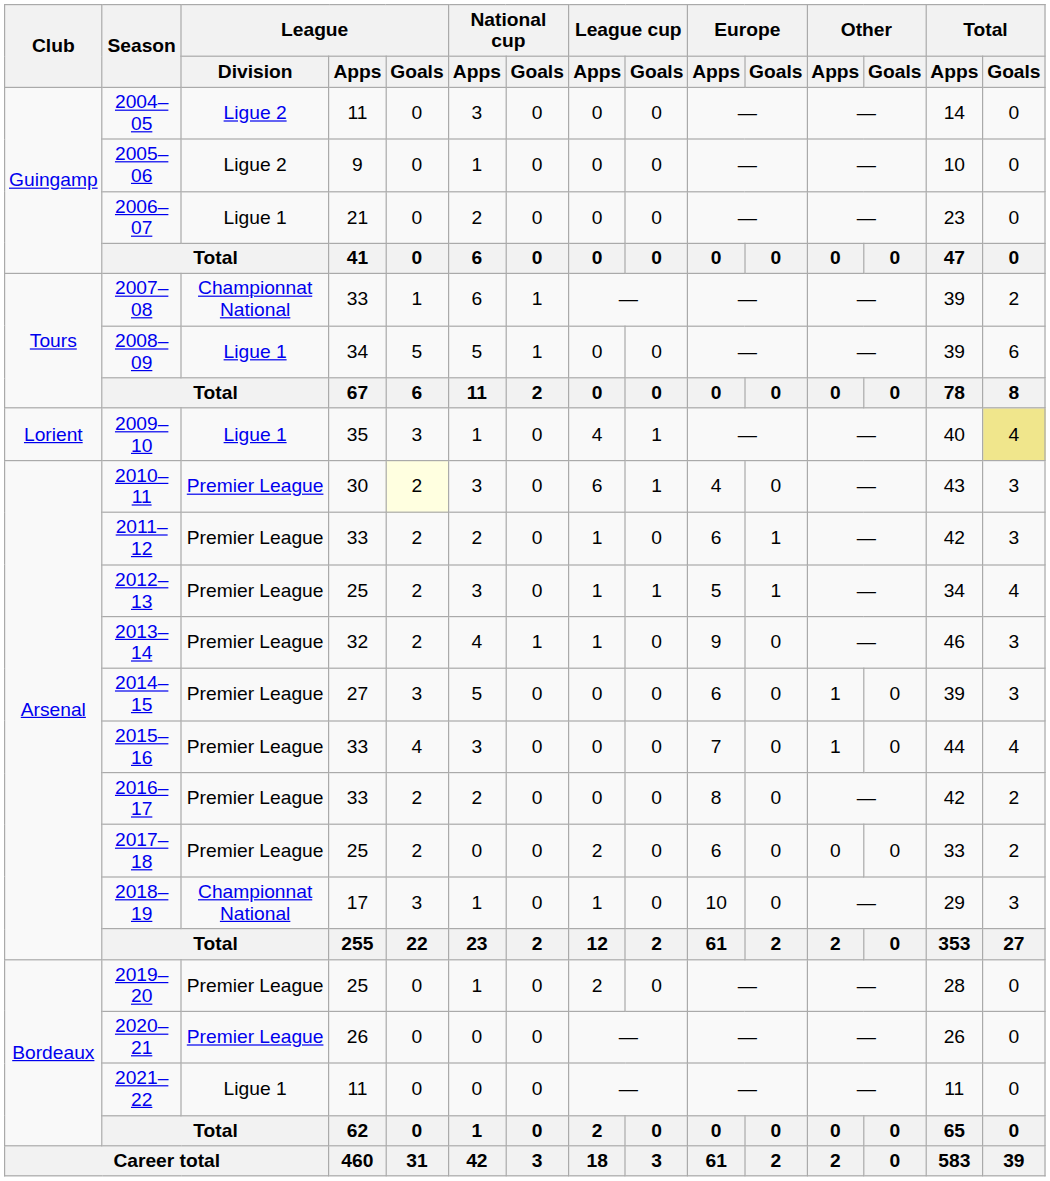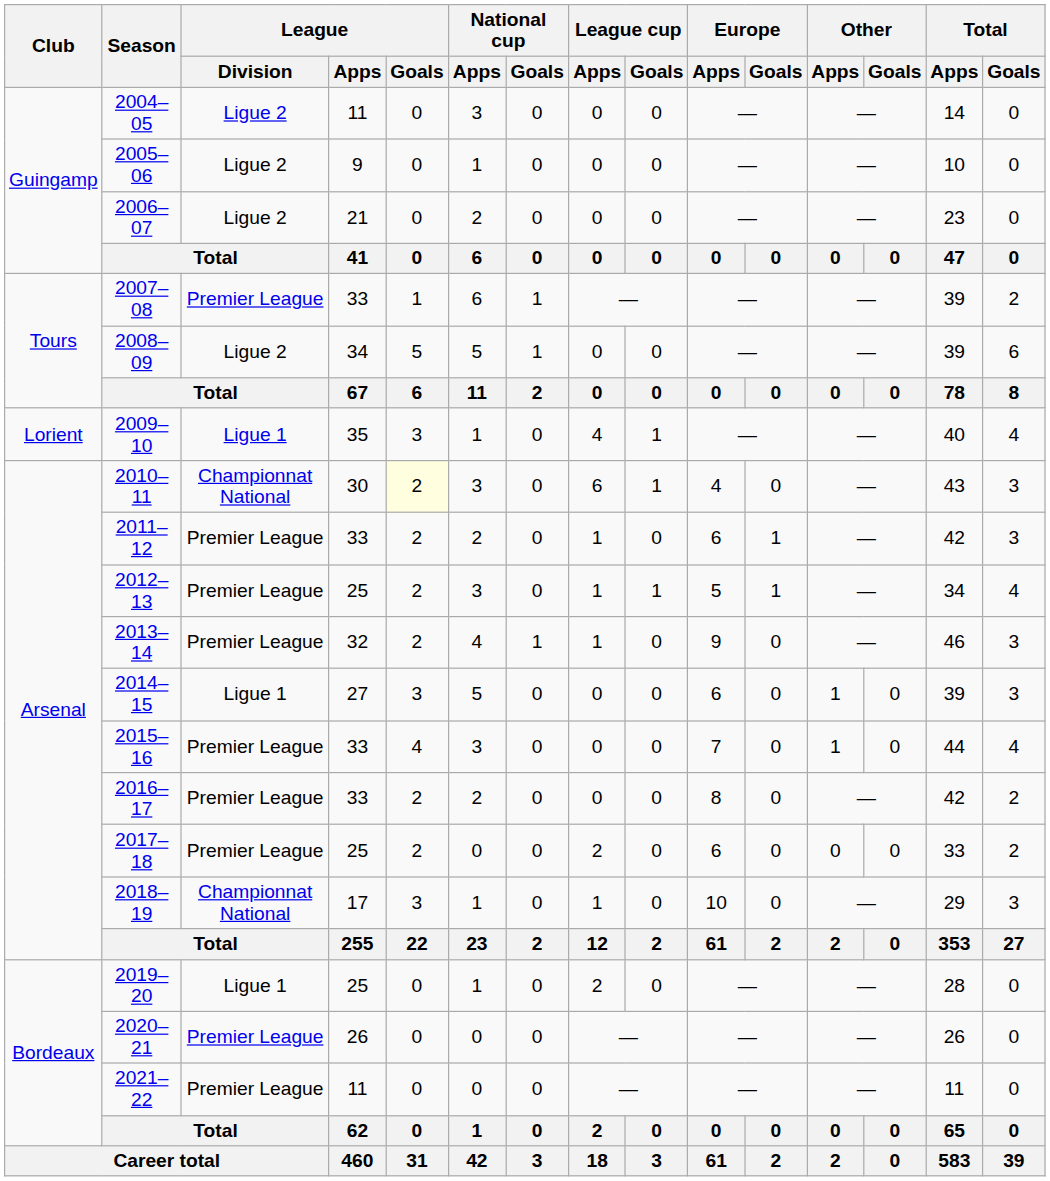(255, 217) Ligue 1 -> (255, 217) Ligue 2
(255, 299) Championnat National -> (255, 299) Premier League
(255, 351) Ligue 1 -> (255, 351) Ligue 2
(1014, 434) khaki background -> (1014, 434) no background
(255, 486) Premier League -> (255, 486) Championnat National
(255, 694) Premier League -> (255, 694) Ligue 1
(255, 985) Premier League -> (255, 985) Ligue 1
(255, 1089) Ligue 1 -> (255, 1089) Premier League
